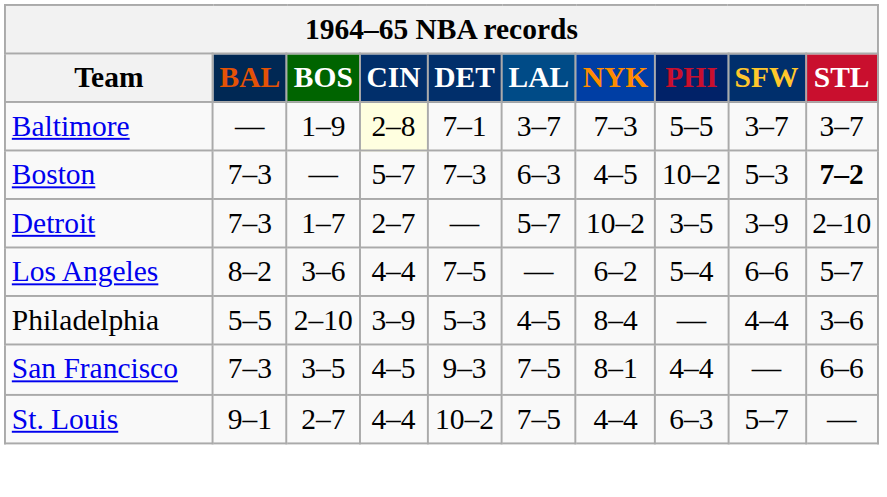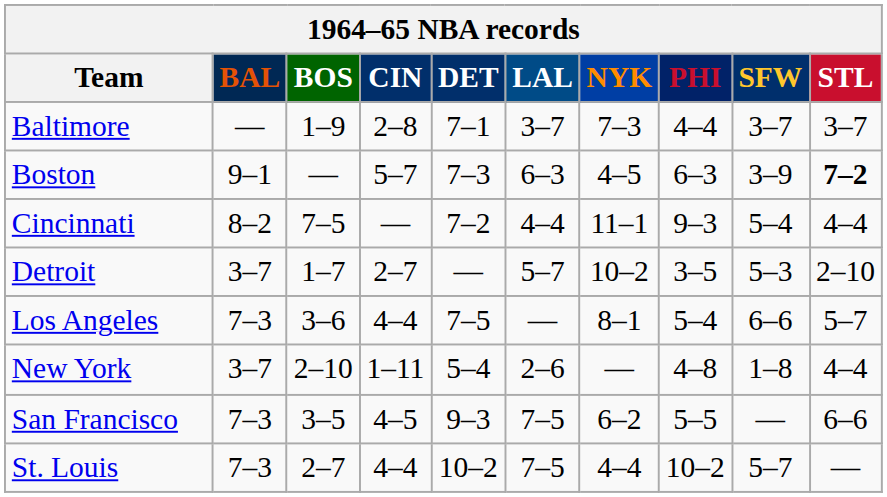(393, 126) lightyellow background -> (395, 126) no background
(691, 126) 5–5 -> (695, 126) 4–4
(250, 174) 7–3 -> (250, 174) 9–1
(691, 174) 10–2 -> (695, 174) 6–3
(767, 174) 5–3 -> (770, 174) 3–9
+ row: (73, 223)
(250, 223) 7–3 -> (250, 272) 3–7
(767, 223) 3–9 -> (770, 272) 5–3
(250, 272) 8–2 -> (250, 320) 7–3
(616, 272) 6–2 -> (619, 320) 8–1
+ row: (72, 369)
- row: (85, 320)
(616, 369) 8–1 -> (619, 417) 6–2
(691, 369) 4–4 -> (695, 417) 5–5
(250, 417) 9–1 -> (250, 466) 7–3
(691, 417) 6–3 -> (695, 466) 10–2
